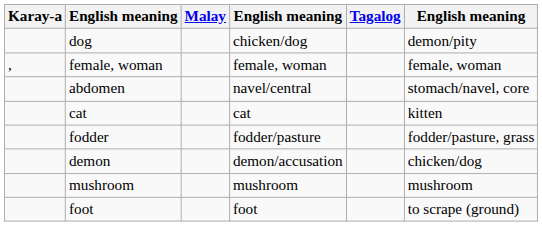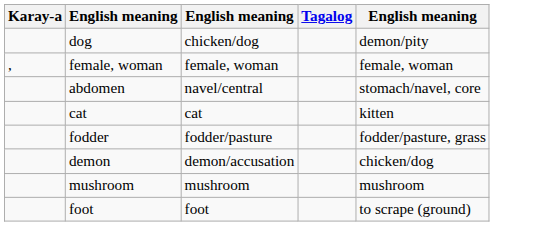- column: (205, 16)
